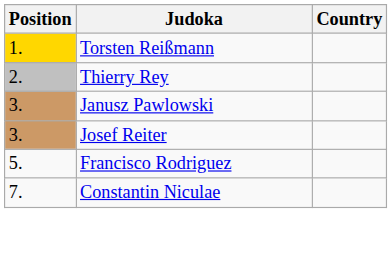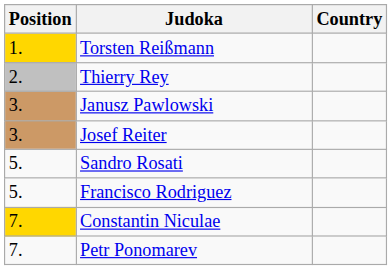+ row: (131, 163)
(16, 192) no background -> (16, 221) gold background
+ row: (139, 250)
